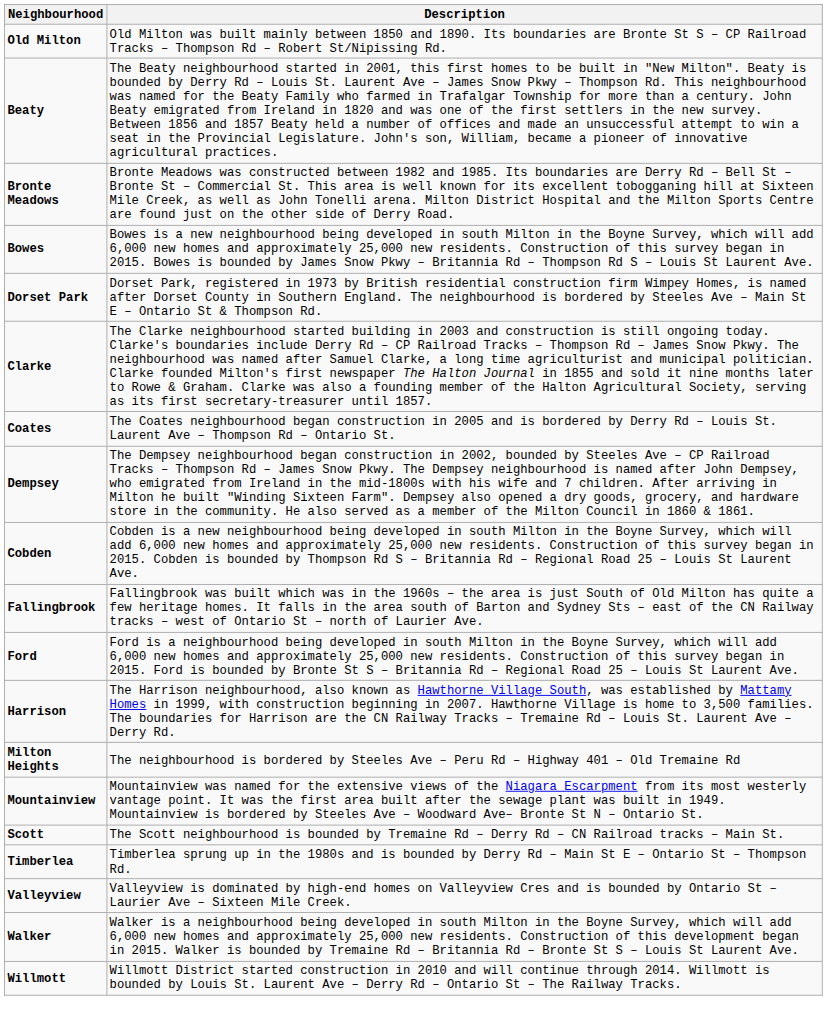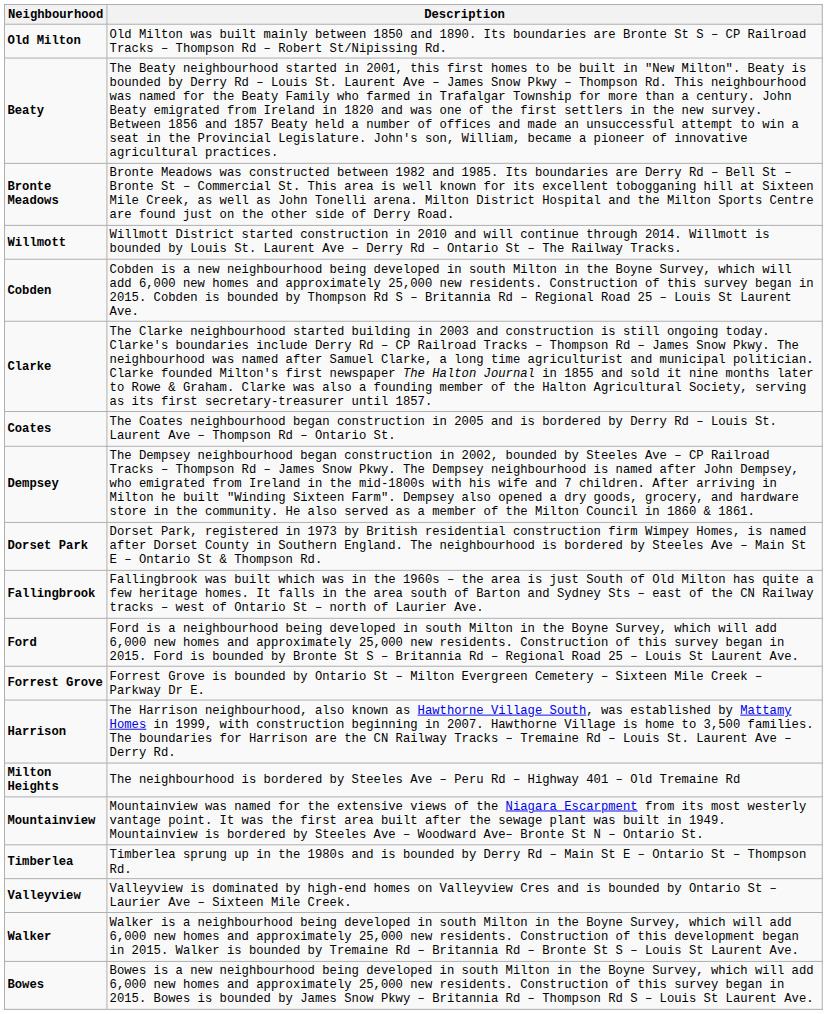rows swapped: (26, 249) <-> (37, 978)
rows swapped: (29, 553) <-> (48, 297)
+ row: (55, 683)
- row: (26, 835)
